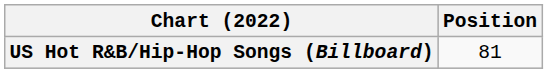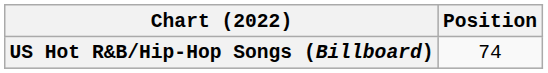(490, 53) 81 -> (490, 53) 74
